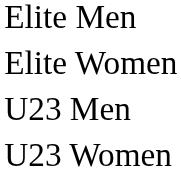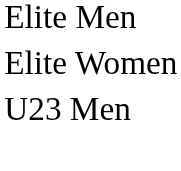- row: (88, 154)
